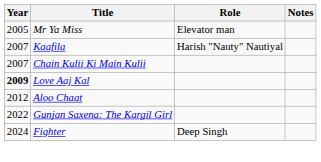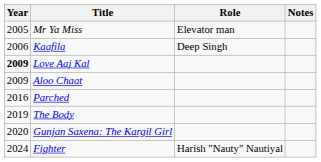(18, 47) 2007 -> (18, 47) 2006
(230, 47) Harish "Nauty" Nautiyal -> (202, 47) Deep Singh
- row: (89, 64)
(18, 98) 2012 -> (18, 81) 2009
+ row: (51, 98)
+ row: (54, 115)
(18, 115) 2022 -> (18, 132) 2020
(202, 132) Deep Singh -> (230, 149) Harish "Nauty" Nautiyal
